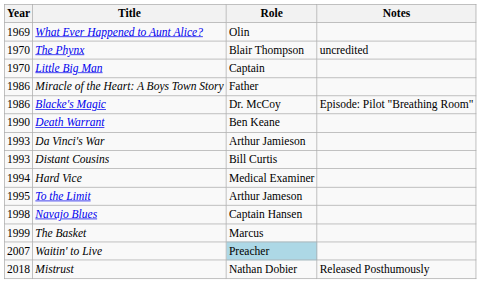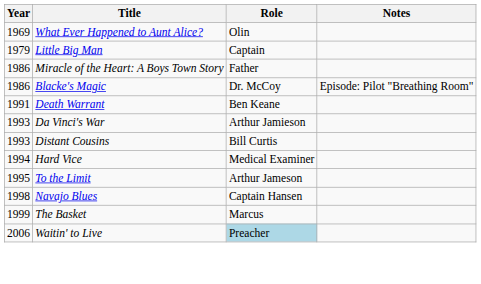- row: (60, 50)
(19, 68) 1970 -> (19, 50) 1979
(19, 123) 1990 -> (19, 104) 1991
(19, 251) 2007 -> (19, 232) 2006
- row: (55, 269)
